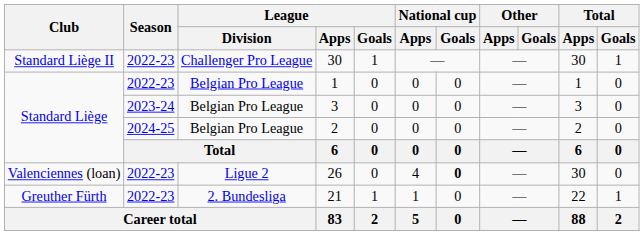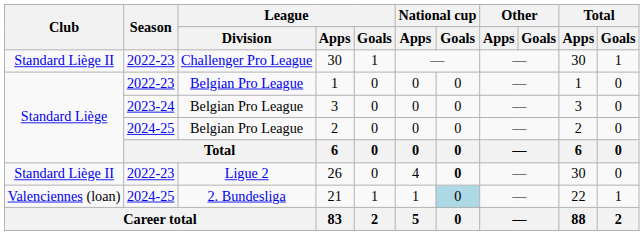(64, 173) Valenciennes (loan) -> (64, 173) Standard Liège II
(64, 196) Greuther Fürth -> (64, 196) Valenciennes (loan)
(151, 196) 2022-23 -> (151, 196) 2024-25
(458, 196) no background -> (458, 196) lightblue background
